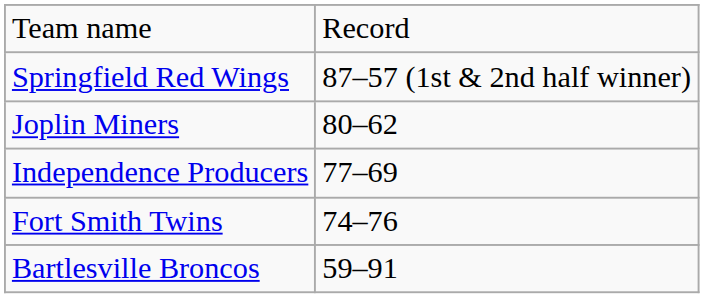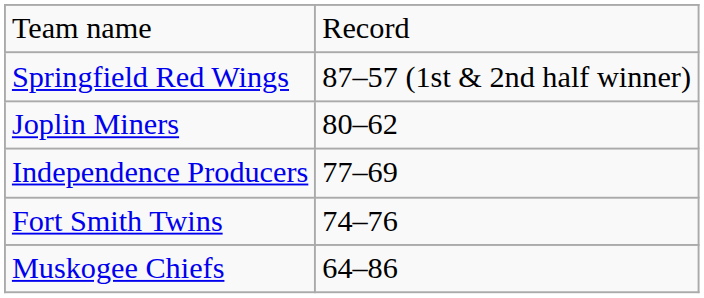+ row: (118, 268)
- row: (136, 268)
